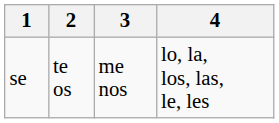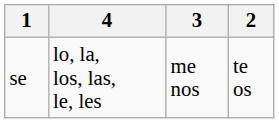columns swapped: (71, 20) <-> (215, 20)
